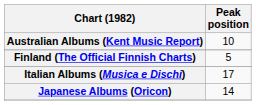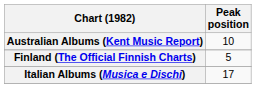- row: (105, 91)
